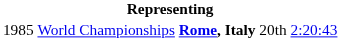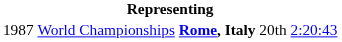(18, 30) 1985 -> (18, 30) 1987
